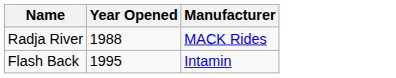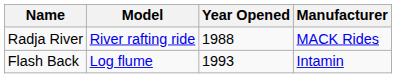+ column: (142, 15)
(106, 61) 1995 -> (218, 61) 1993
